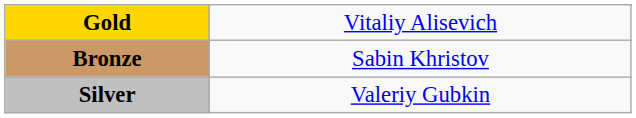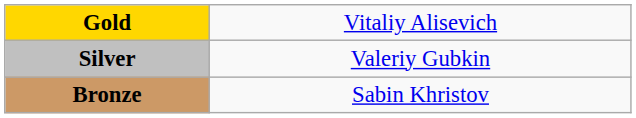rows swapped: (107, 94) <-> (107, 58)
